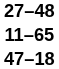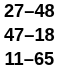rows swapped: (29, 35) <-> (29, 59)
